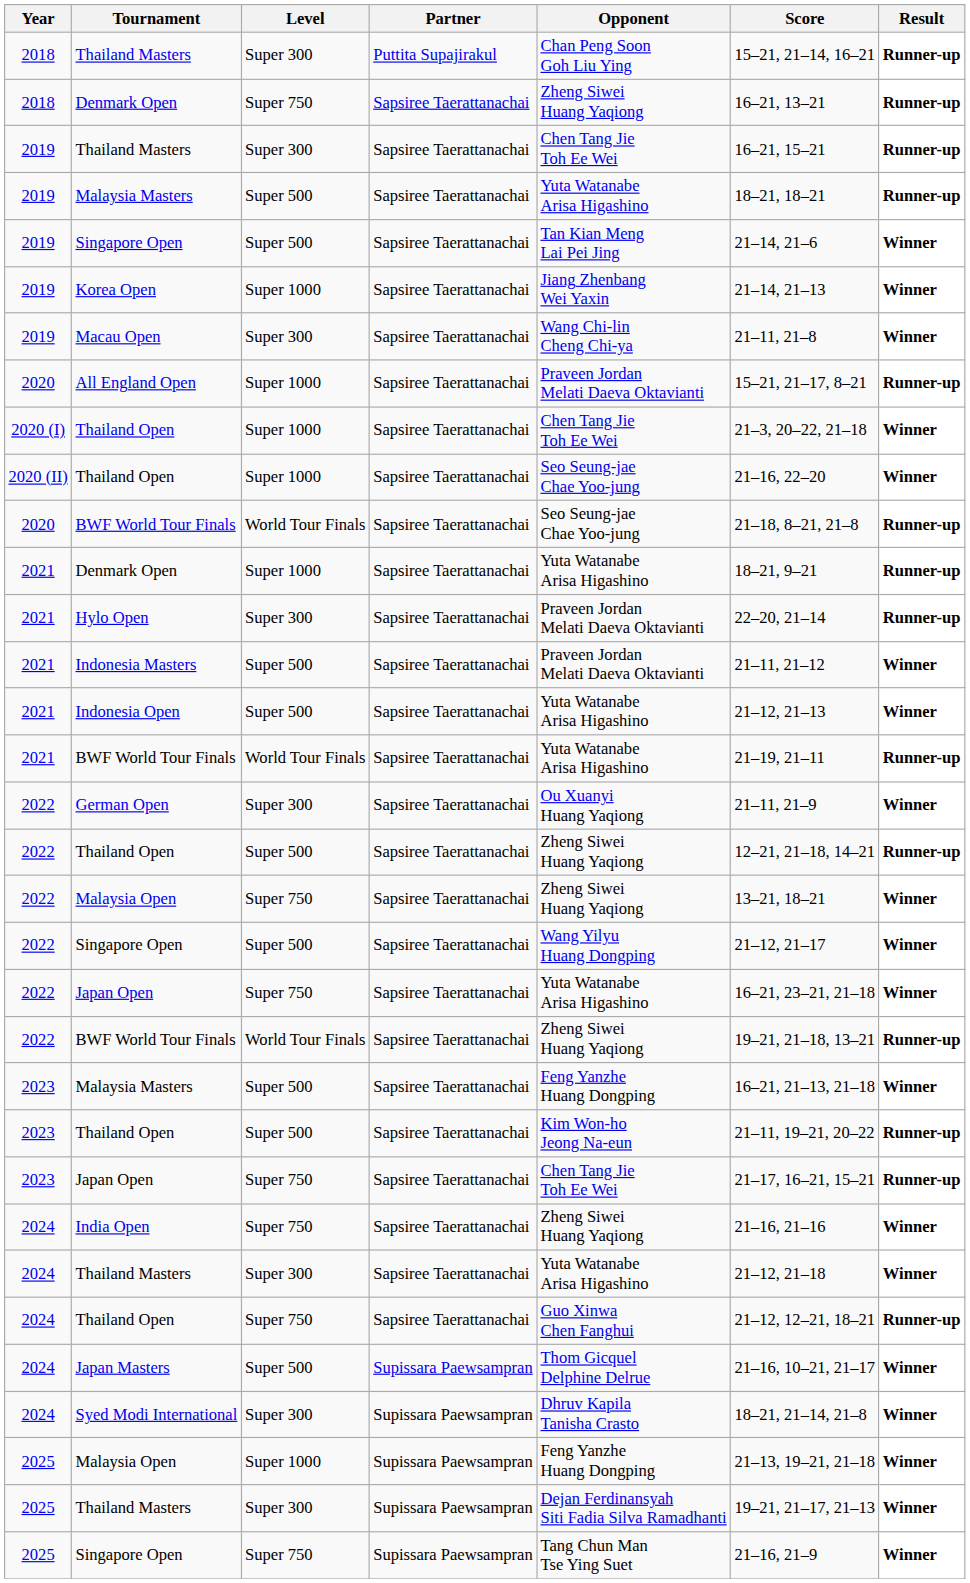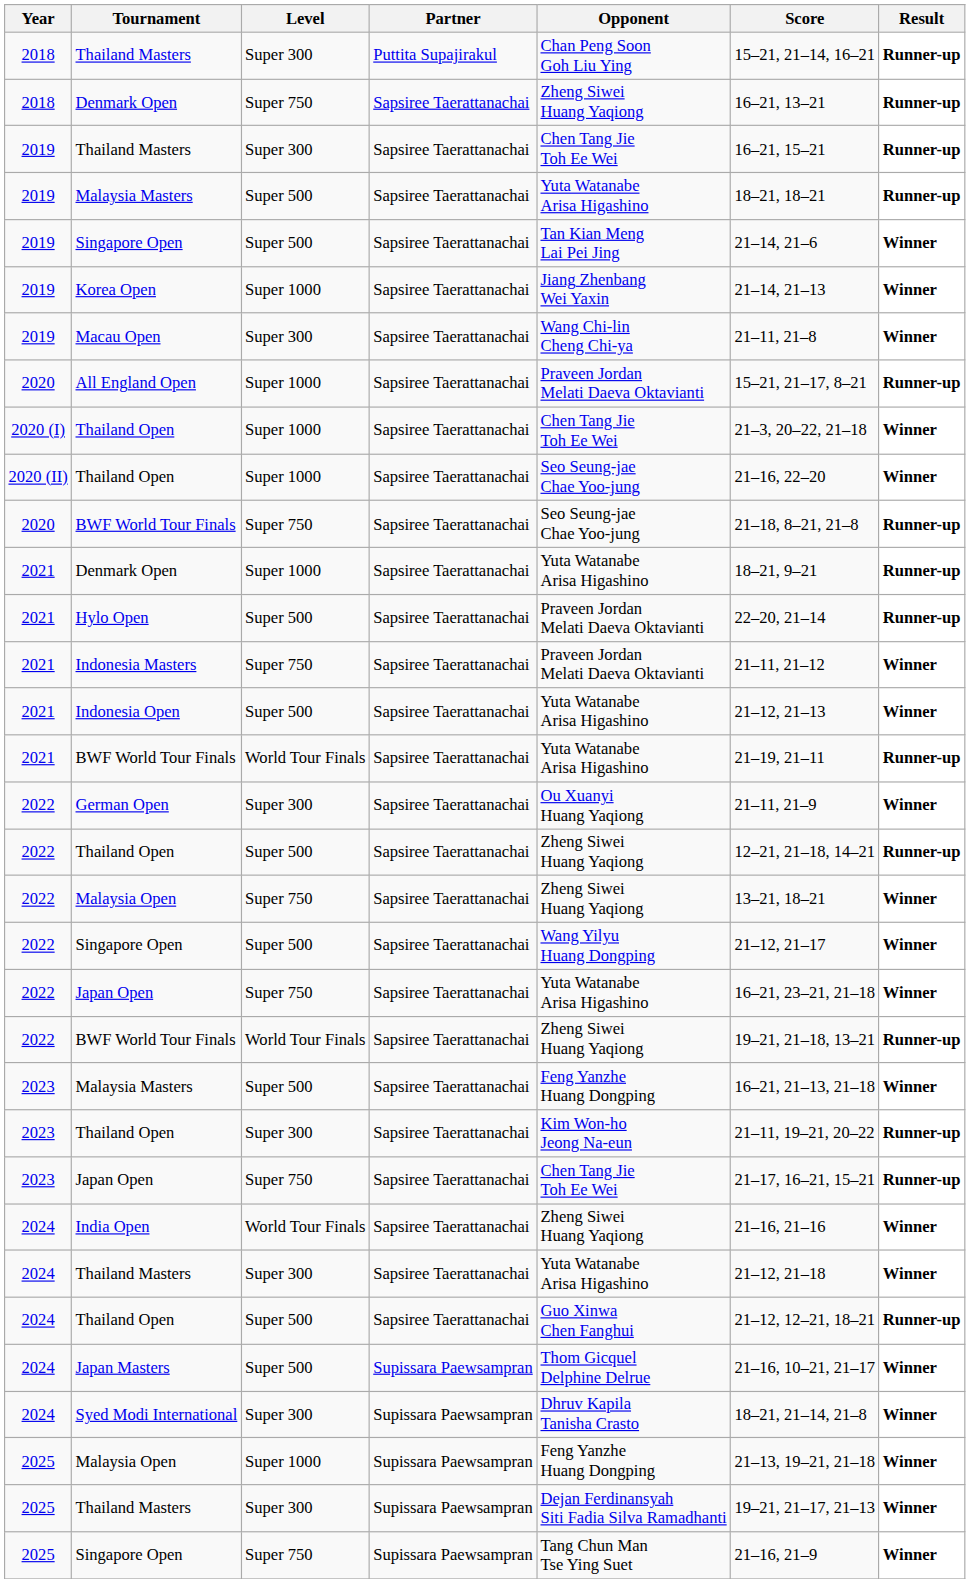(305, 524) World Tour Finals -> (279, 524) Super 750
(279, 617) Super 300 -> (279, 617) Super 500
(279, 664) Super 500 -> (279, 664) Super 750
(279, 1133) Super 500 -> (279, 1133) Super 300
(279, 1227) Super 750 -> (305, 1227) World Tour Finals
(279, 1320) Super 750 -> (279, 1320) Super 500
